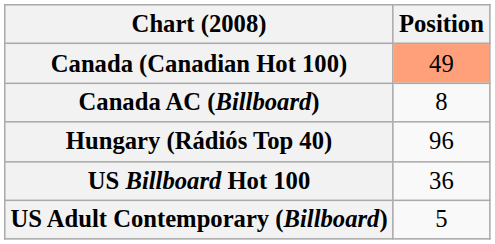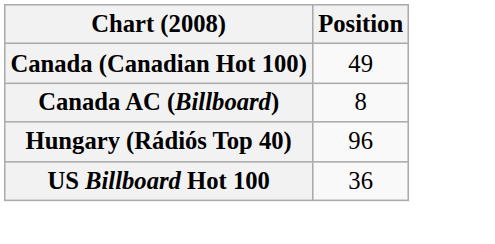(441, 63) lightsalmon background -> (361, 63) no background
- row: (199, 219)
